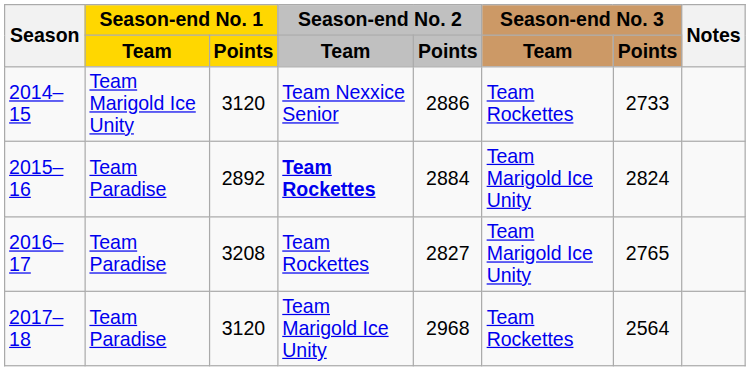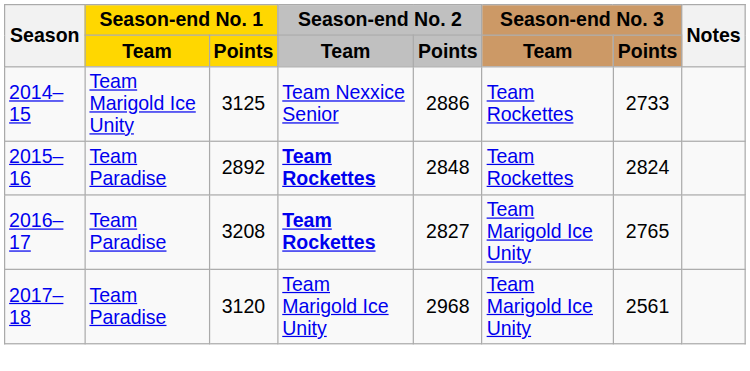(243, 103) 3120 -> (243, 103) 3125
(448, 178) 2884 -> (448, 167) 2848
(540, 178) Team Marigold Ice Unity -> (530, 167) Team Rockettes
(326, 253) normal -> (329, 231) bold
(530, 328) Team Rockettes -> (540, 306) Team Marigold Ice Unity
(648, 328) 2564 -> (648, 306) 2561
